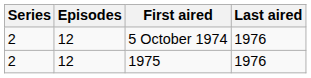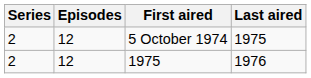(250, 38) 1976 -> (250, 38) 1975
